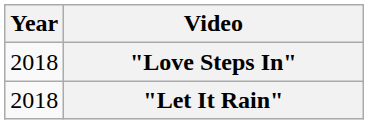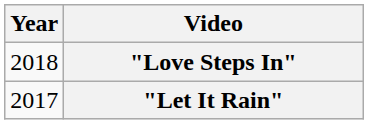(34, 99) 2018 -> (34, 99) 2017
